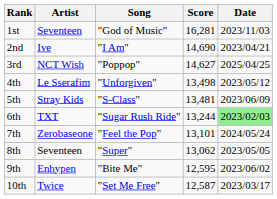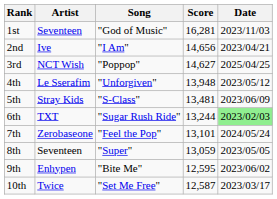(200, 47) 14,690 -> (200, 47) 14,656
(200, 82) 13,498 -> (200, 82) 13,948
(200, 151) 13,062 -> (200, 151) 13,059
